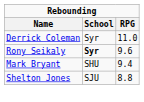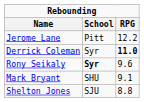+ row: (33, 38)
(127, 38) normal -> (127, 51) bold
(125, 64) 9.4 -> (125, 78) 9.1
